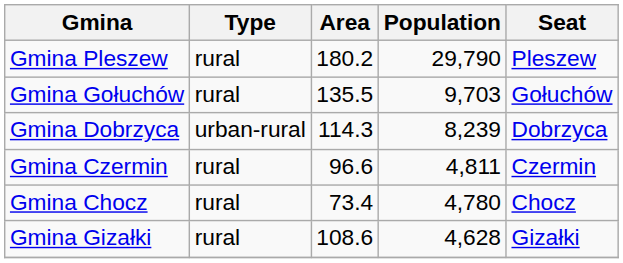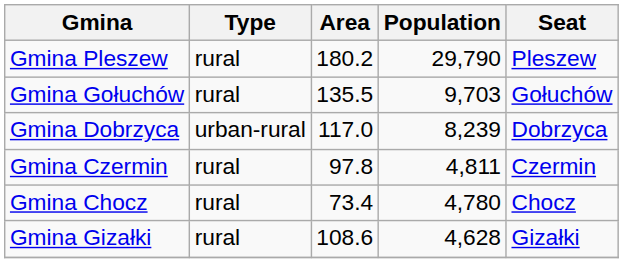(346, 130) 114.3 -> (346, 130) 117.0
(351, 166) 96.6 -> (351, 166) 97.8
